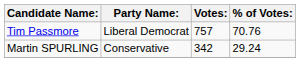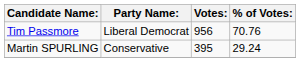(203, 31) 757 -> (203, 31) 956
(203, 48) 342 -> (203, 48) 395
